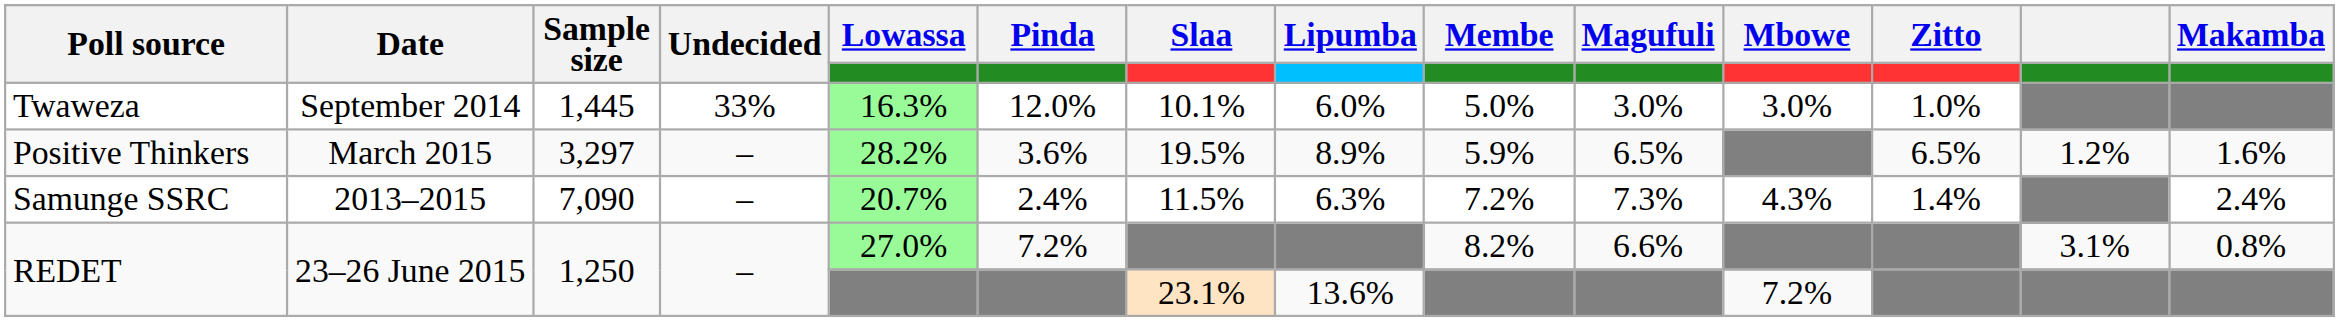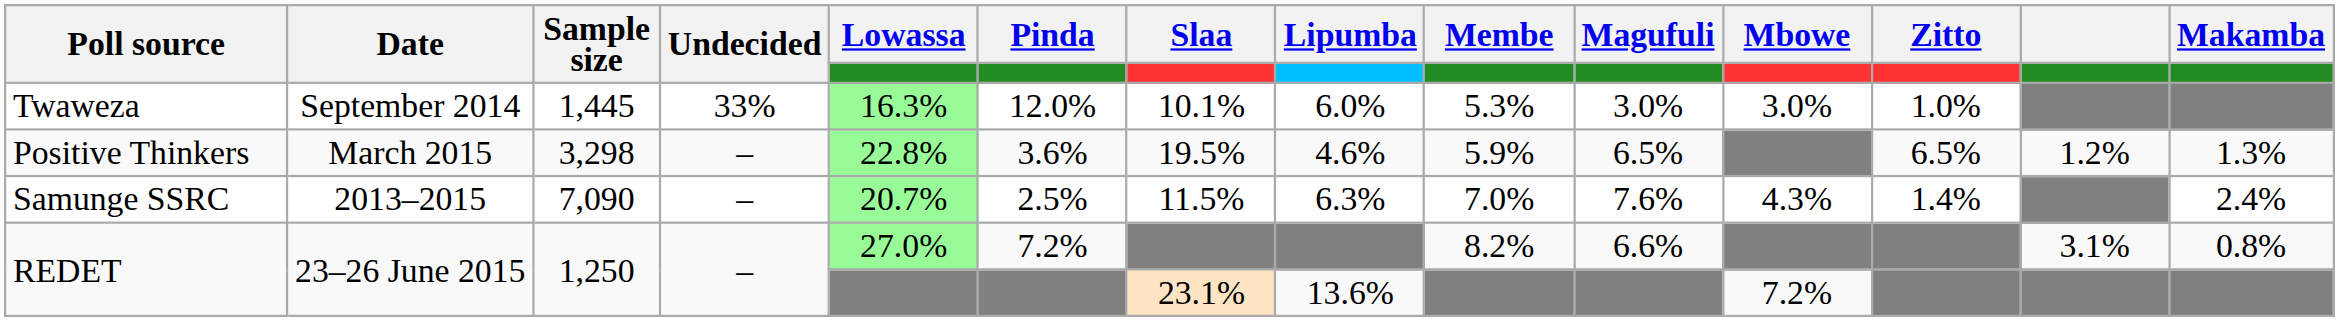(1499, 105) 5.0% -> (1499, 105) 5.3%
(597, 152) 3,297 -> (597, 152) 3,298
(904, 152) 28.2% -> (904, 152) 22.8%
(1350, 152) 8.9% -> (1350, 152) 4.6%
(2251, 152) 1.6% -> (2251, 152) 1.3%
(1053, 199) 2.4% -> (1053, 199) 2.5%
(1499, 199) 7.2% -> (1499, 199) 7.0%
(1648, 199) 7.3% -> (1648, 199) 7.6%
